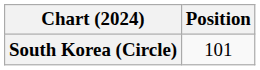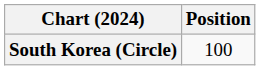(218, 49) 101 -> (218, 49) 100
